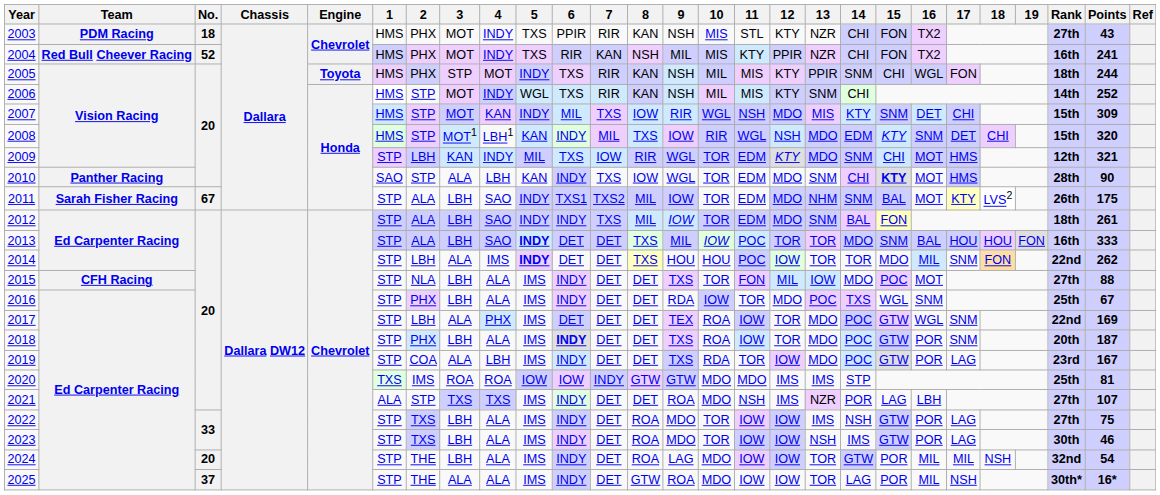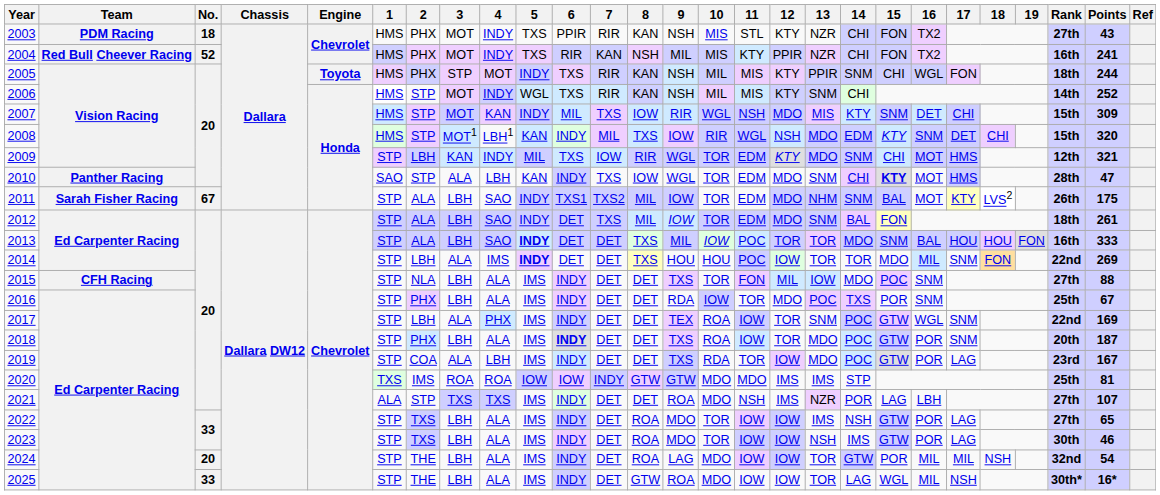(1107, 177) 90 -> (1107, 177) 47
(571, 220) INDY -> (571, 220) DET
(1107, 260) 262 -> (1107, 260) 269
(929, 280) MOT -> (929, 280) SNM
(894, 300) WGL -> (894, 300) POR
(571, 320) DET -> (571, 320) INDY
(823, 320) MDO -> (823, 320) SNM
(1107, 419) 75 -> (1107, 419) 65
(208, 479) 37 -> (208, 479) 33
(460, 479) ALA -> (460, 479) LBH
(894, 479) POR -> (894, 479) WGL
